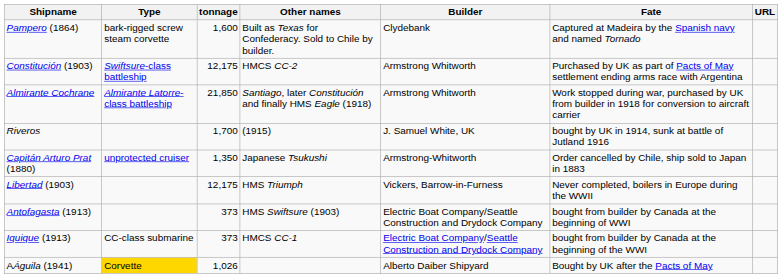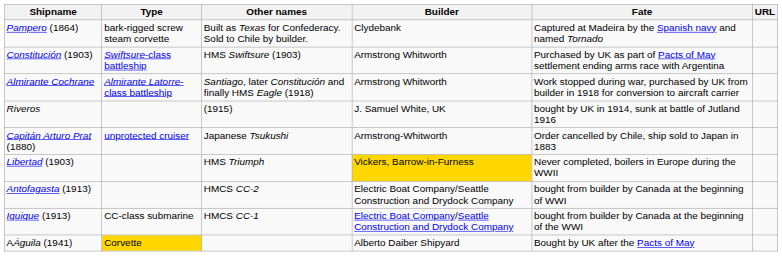- column: (218, 12)
(270, 66) HMCS CC-2 -> (252, 54) HMS Swiftsure (1903)
(443, 184) no background -> (414, 162) gold background
(291, 211) HMS Swiftsure (1903) -> (231, 189) HMCS CC-2
